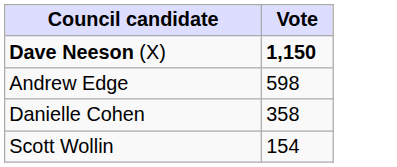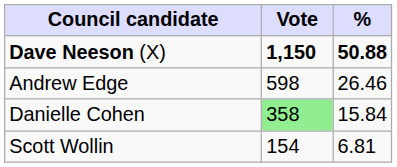+ column: (362, 20)
(283, 114) no background -> (283, 114) lightgreen background
